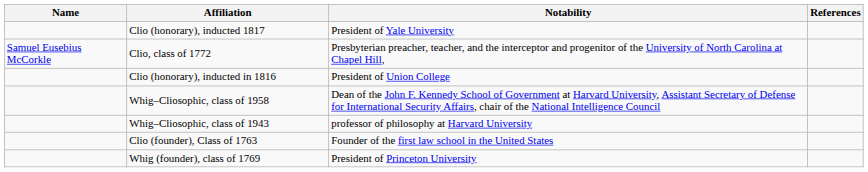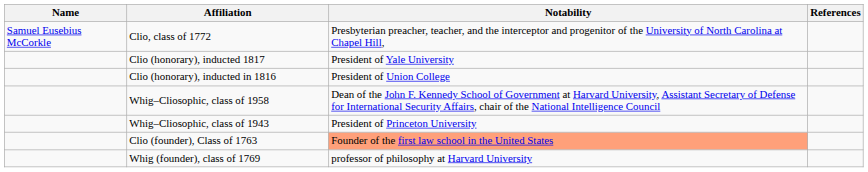rows swapped: (197, 30) <-> (170, 53)
(432, 123) professor of philosophy at Harvard University -> (404, 123) President of Princeton University
(442, 141) no background -> (442, 141) lightsalmon background
(404, 158) President of Princeton University -> (432, 158) professor of philosophy at Harvard University
